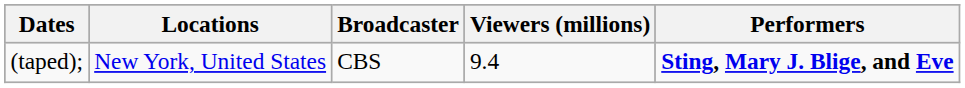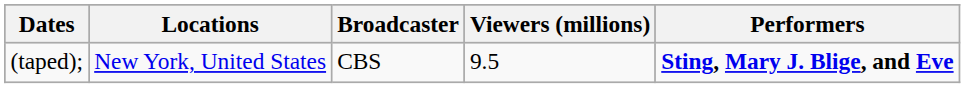(484, 61) 9.4 -> (484, 61) 9.5
